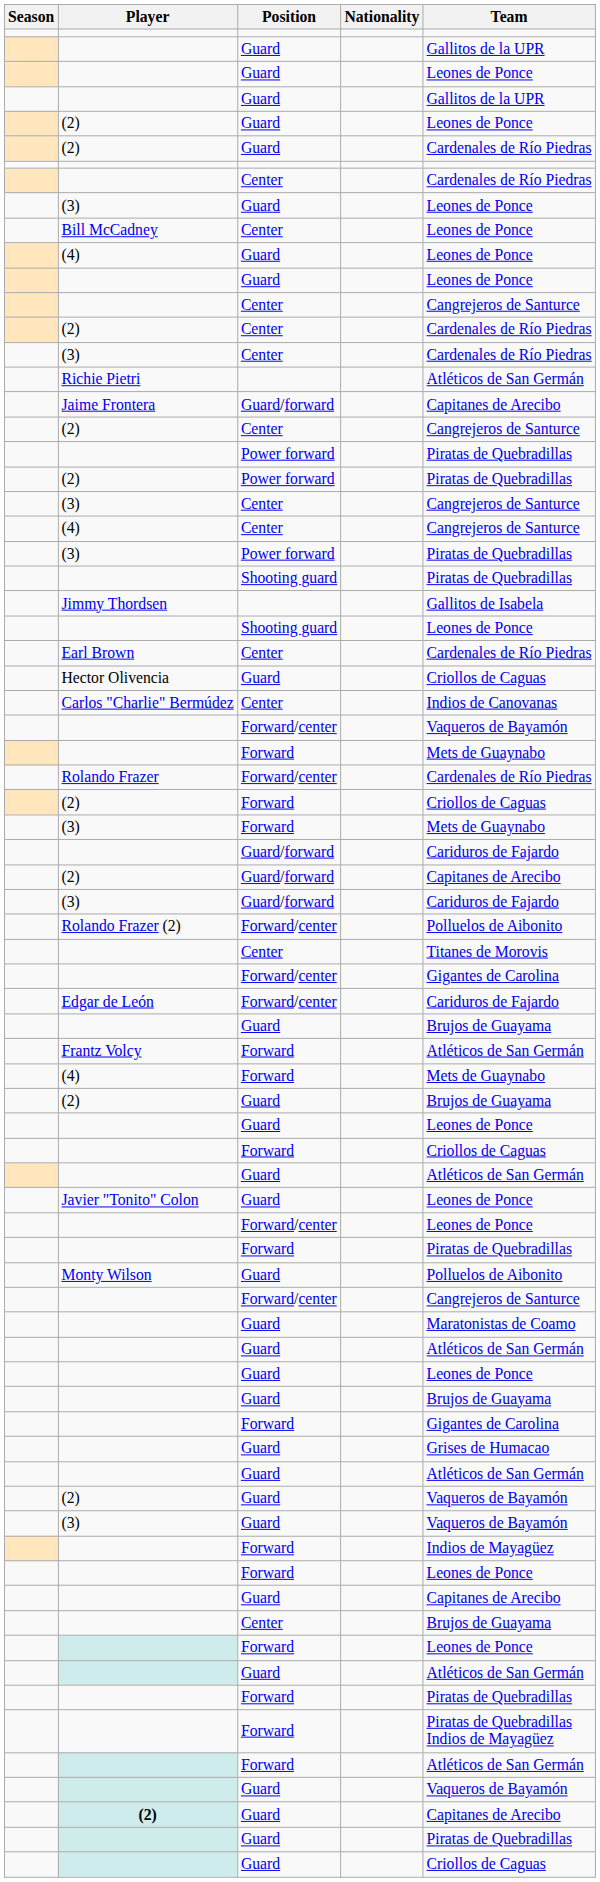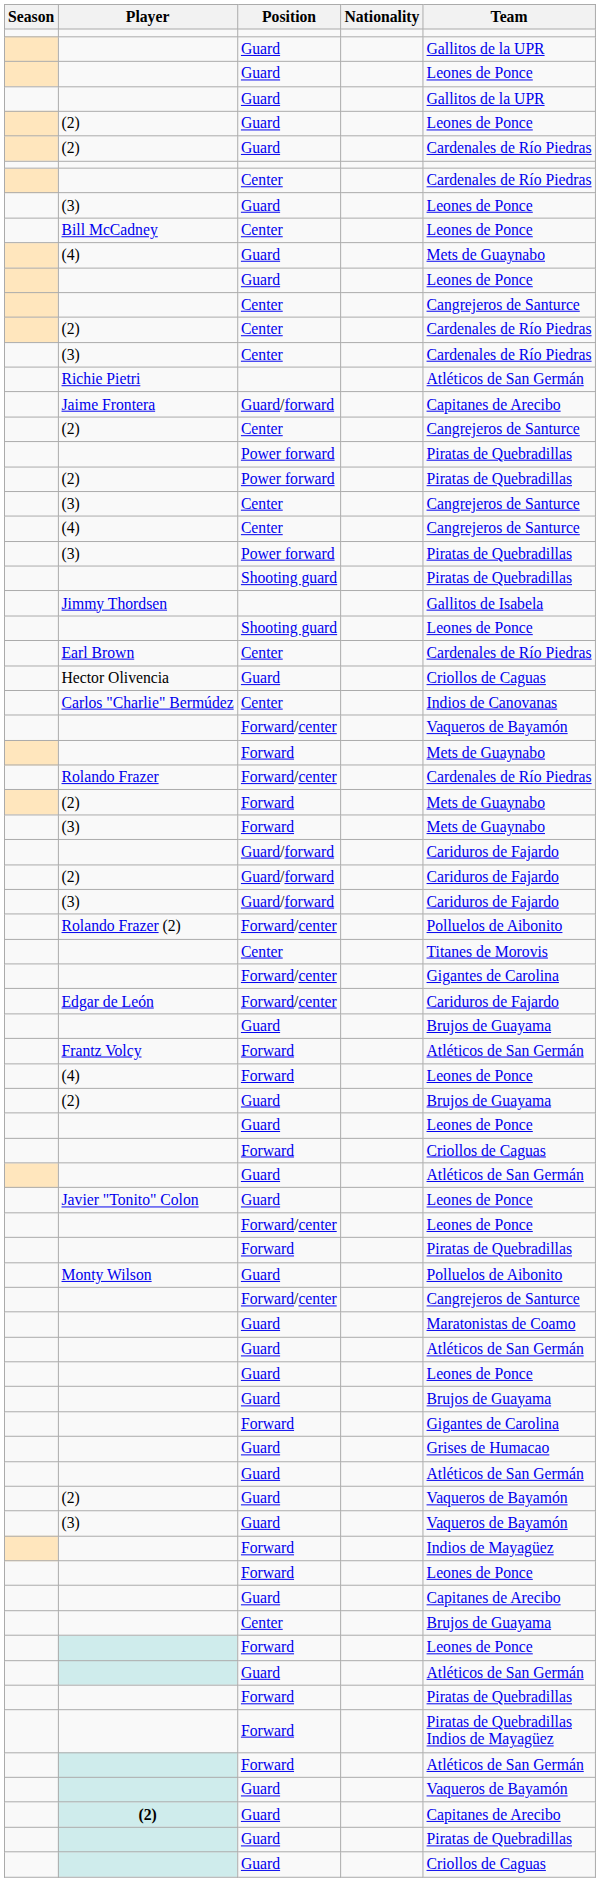(480, 255) Leones de Ponce -> (486, 255) Mets de Guaynabo
(486, 802) Criollos de Caguas -> (486, 802) Mets de Guaynabo
(494, 876) Capitanes de Arecibo -> (493, 876) Cariduros de Fajardo
(486, 1075) Mets de Guaynabo -> (480, 1075) Leones de Ponce
